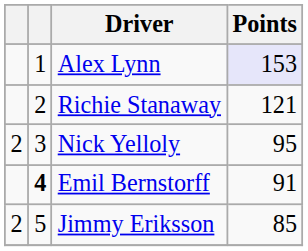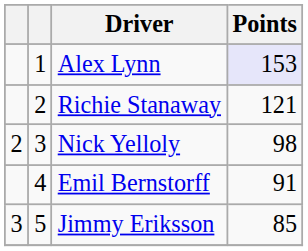(285, 143) 95 -> (285, 143) 98
(40, 183) bold -> (40, 183) normal
(17, 223) 2 -> (17, 223) 3
